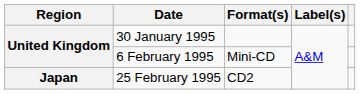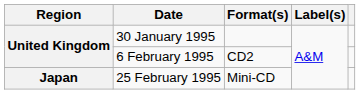(251, 57) Mini-CD -> (240, 57) CD2
(240, 78) CD2 -> (251, 78) Mini-CD
